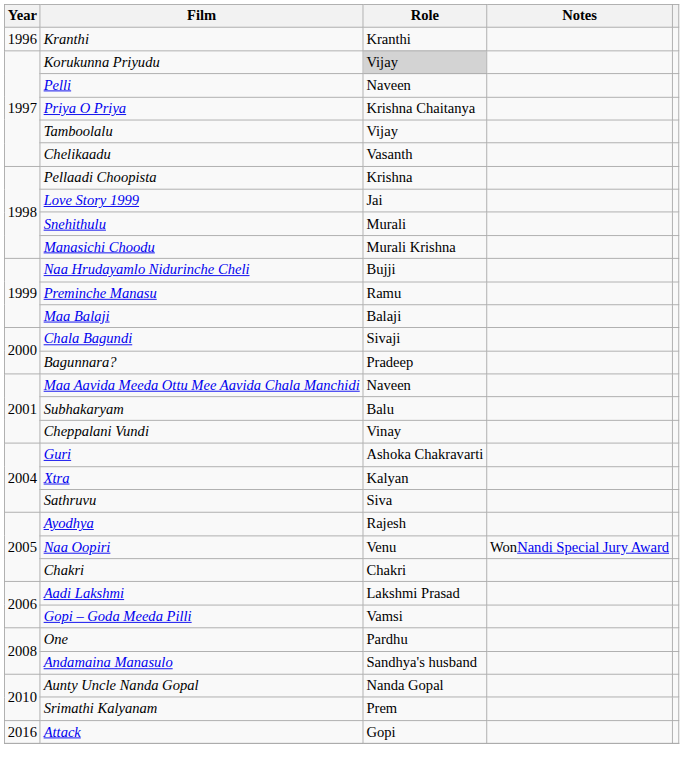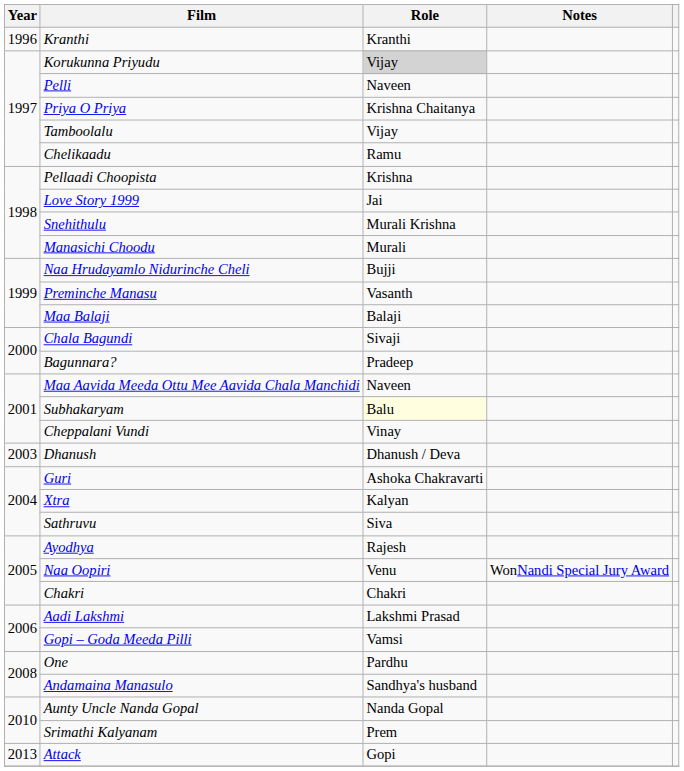(389, 154) Vasanth -> (384, 154) Ramu
(386, 223) Murali -> (411, 223) Murali Krishna
(411, 246) Murali Krishna -> (386, 246) Murali
(384, 293) Ramu -> (389, 293) Vasanth
(380, 408) no background -> (380, 408) lightyellow background
+ row: (70, 454)
(22, 731) 2016 -> (22, 754) 2013
